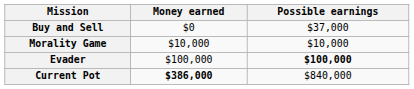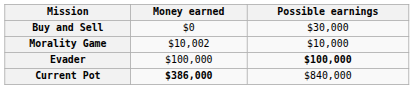(328, 28) $37,000 -> (328, 28) $30,000
(189, 44) $10,000 -> (189, 44) $10,002
